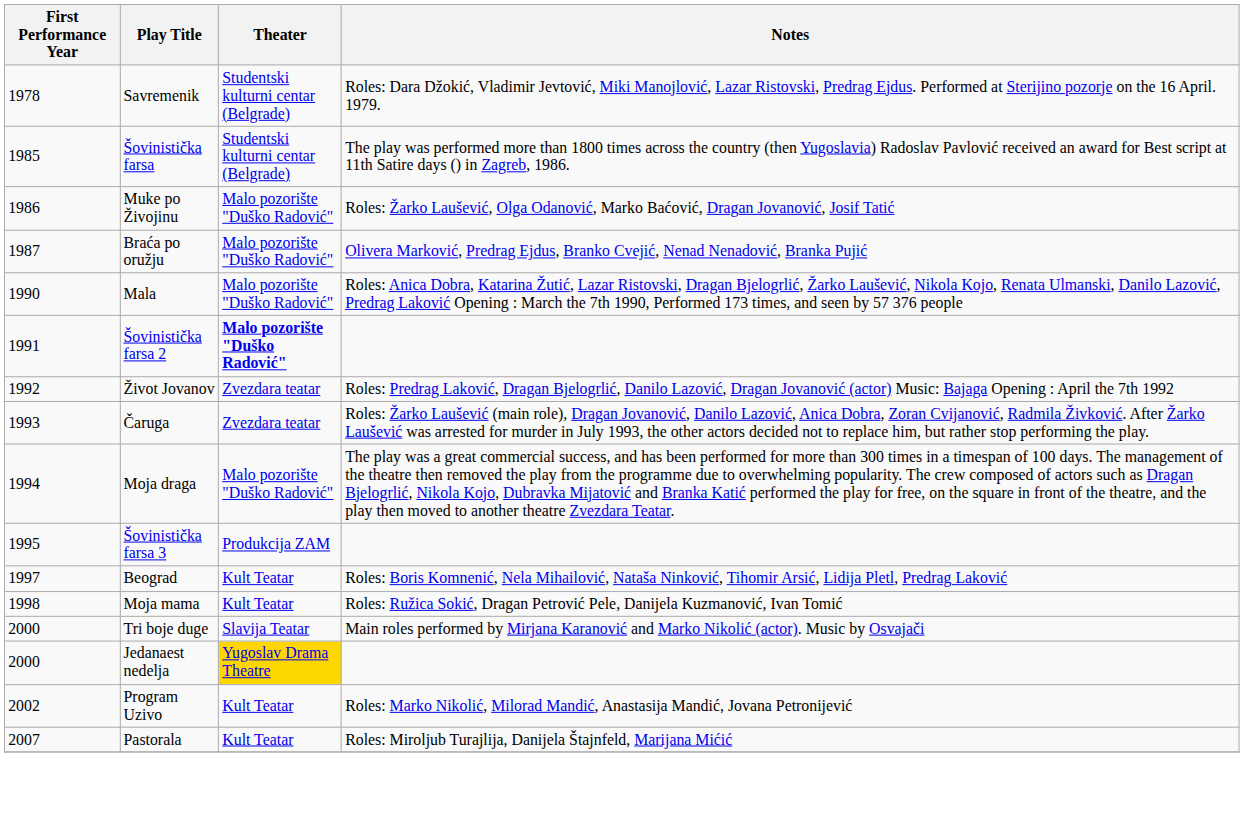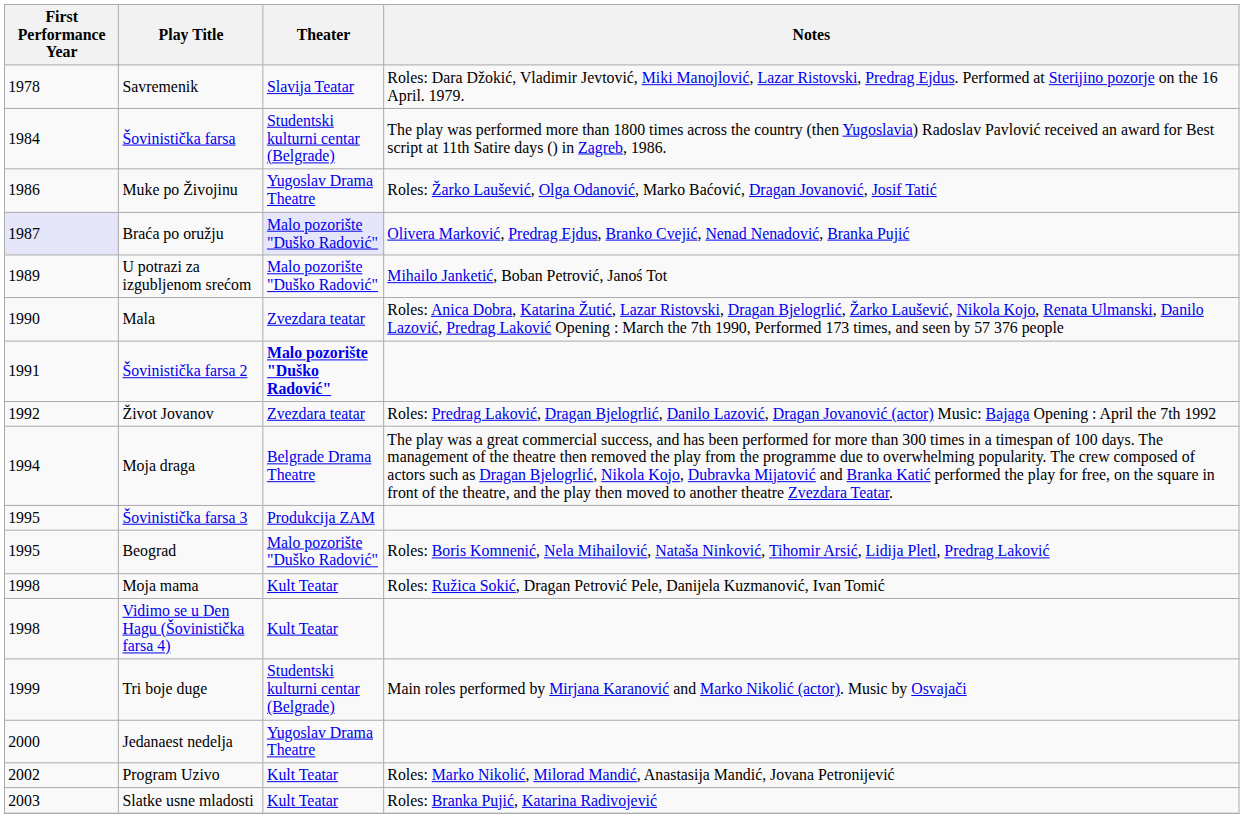(269, 95) Studentski kulturni centar (Belgrade) -> (310, 86) Slavija Teatar
(24, 156) 1985 -> (24, 138) 1984
(278, 208) Malo pozorište "Duško Radović" -> (320, 190) Yugoslav Drama Theatre
(24, 251) no background -> (24, 233) lavender background
(278, 251) no background -> (322, 233) lavender background
+ row: (187, 276)
(278, 294) Malo pozorište "Duško Radović" -> (316, 319) Zvezdara teatar
- row: (146, 422)
(278, 483) Malo pozorište "Duško Radović" -> (319, 465) Belgrade Drama Theatre
(24, 578) 1997 -> (24, 551) 1995
(258, 578) Kult Teatar -> (322, 551) Malo pozorište "Duško Radović"
+ row: (183, 628)
(24, 628) 2000 -> (24, 689) 1999
(266, 628) Slavija Teatar -> (313, 689) Studentski kulturni centar (Belgrade)
(275, 662) gold background -> (320, 741) no background
+ row: (188, 800)
- row: (153, 739)
